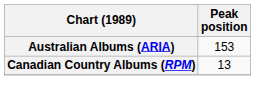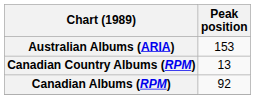+ row: (101, 84)
